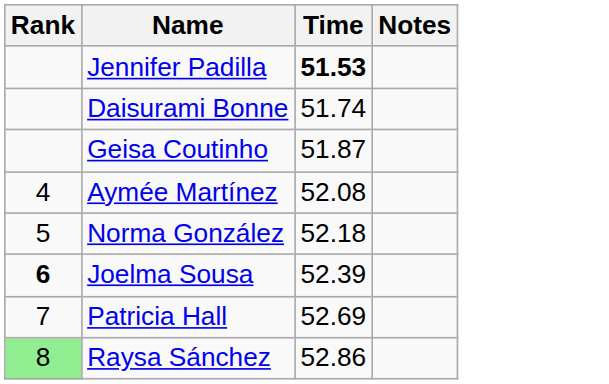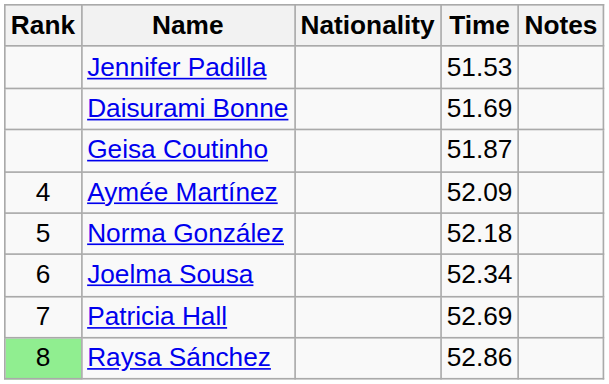+ column: (368, 25)
(333, 66) bold -> (480, 66) normal
(333, 108) 51.74 -> (480, 108) 51.69
(333, 191) 52.08 -> (480, 191) 52.09
(43, 274) bold -> (43, 274) normal
(333, 274) 52.39 -> (480, 274) 52.34
